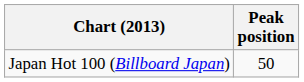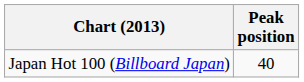(266, 63) 50 -> (266, 63) 40
